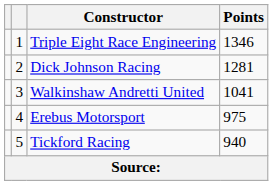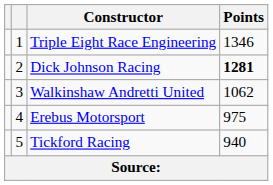(239, 66) normal -> (239, 66) bold
(239, 92) 1041 -> (239, 92) 1062
